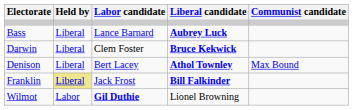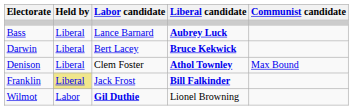(119, 49) Clem Foster -> (116, 49) Bert Lacey
(116, 65) Bert Lacey -> (119, 65) Clem Foster
